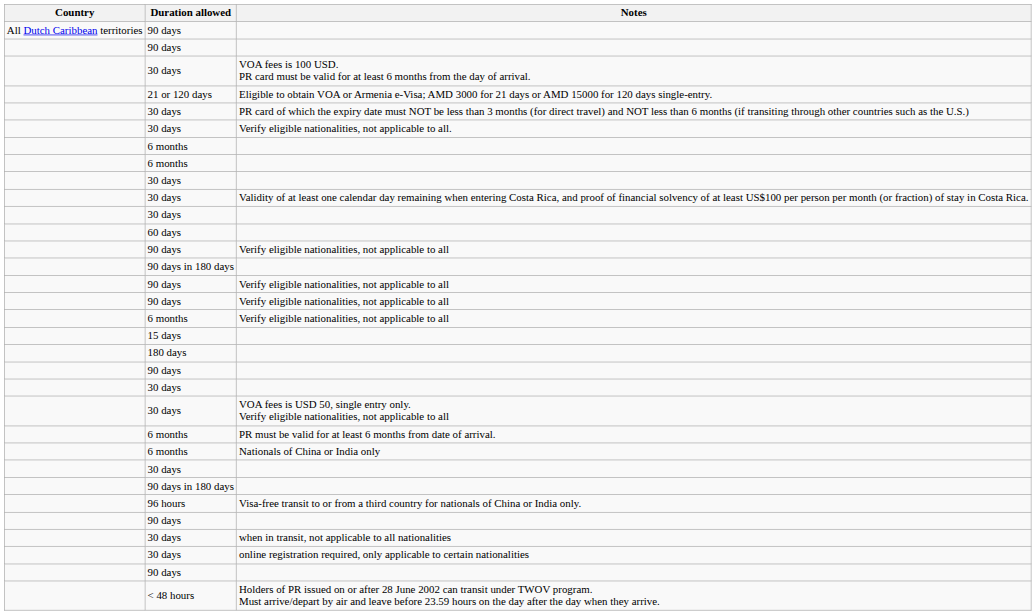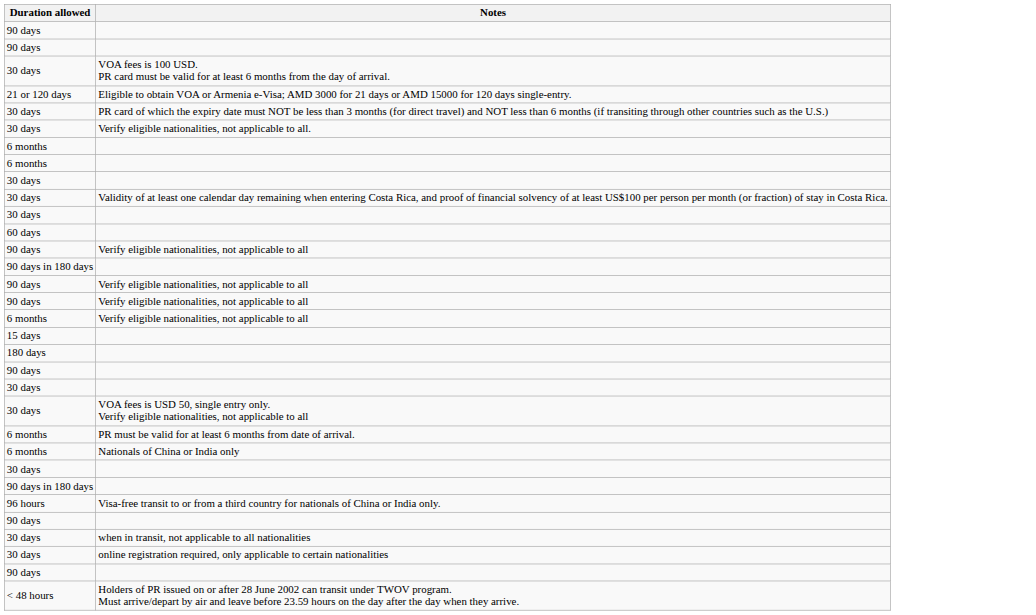- column: (75, 13)
